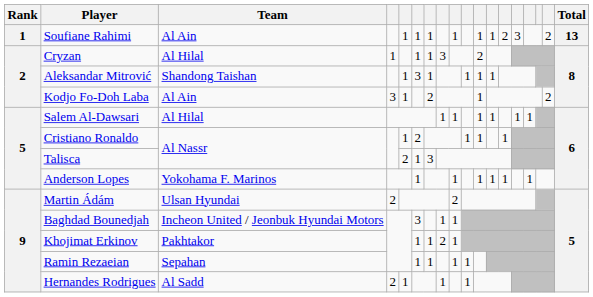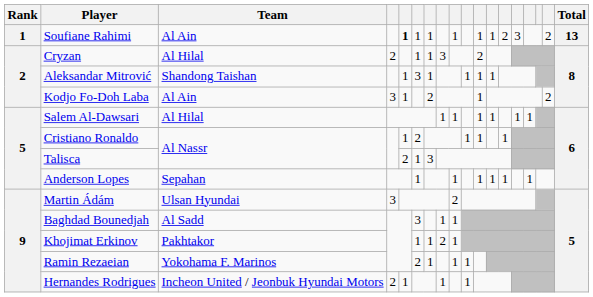(405, 35) normal -> (405, 35) bold
(393, 55) 1 -> (393, 55) 2
(219, 179) Yokohama F. Marinos -> (183, 179) Sepahan
(393, 199) 2 -> (393, 199) 3
(273, 220) Incheon United / Jeonbuk Hyundai Motors -> (183, 220) Al Sadd
(183, 261) Sepahan -> (219, 261) Yokohama F. Marinos
(418, 261) 1 -> (418, 261) 2
(183, 281) Al Sadd -> (273, 281) Incheon United / Jeonbuk Hyundai Motors
